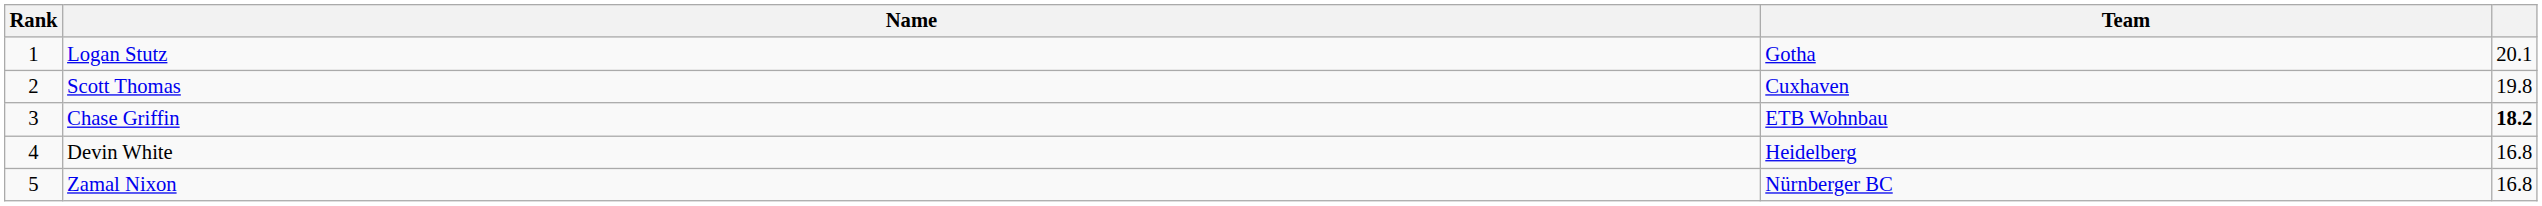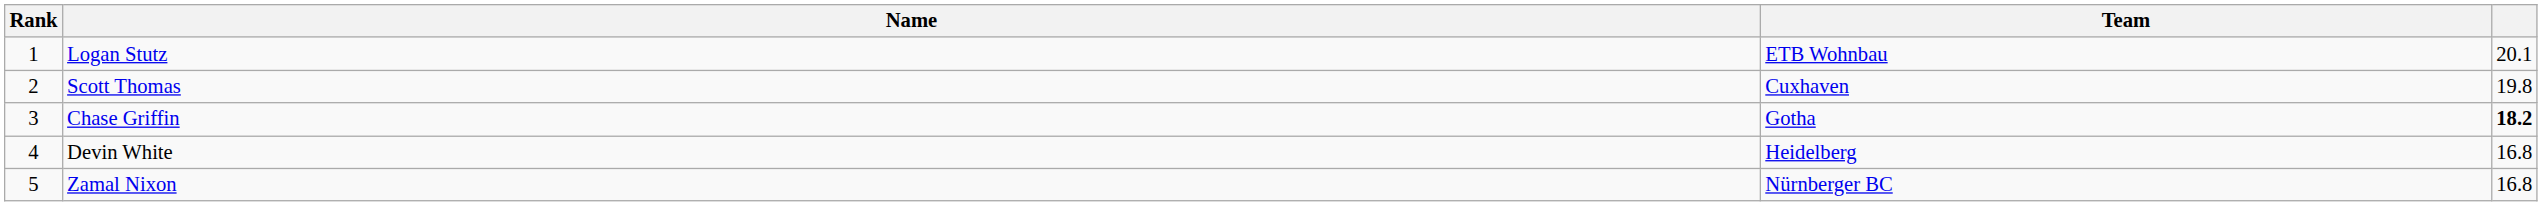(1791, 53) Gotha -> (1826, 53) ETB Wohnbau
(1826, 119) ETB Wohnbau -> (1791, 119) Gotha
